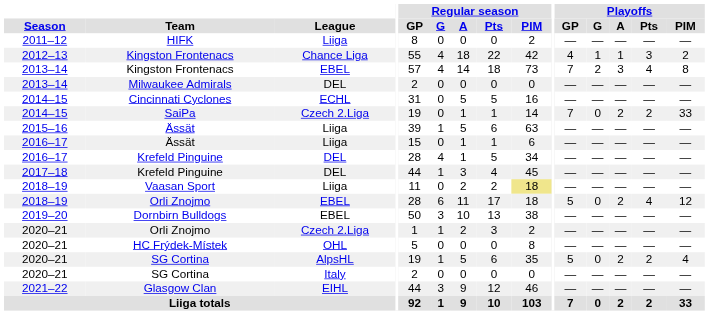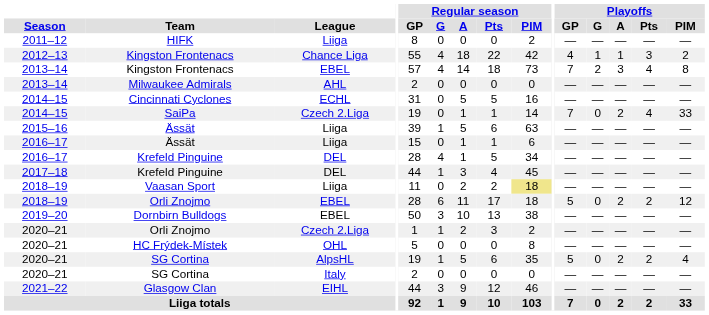(335, 84) DEL -> (335, 84) AHL
(649, 113) 2 -> (649, 113) 4
(649, 201) 4 -> (649, 201) 2
